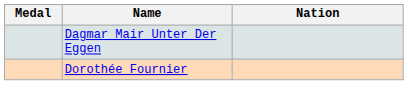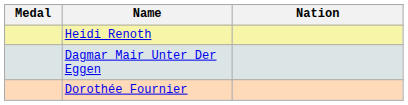+ row: (108, 35)
